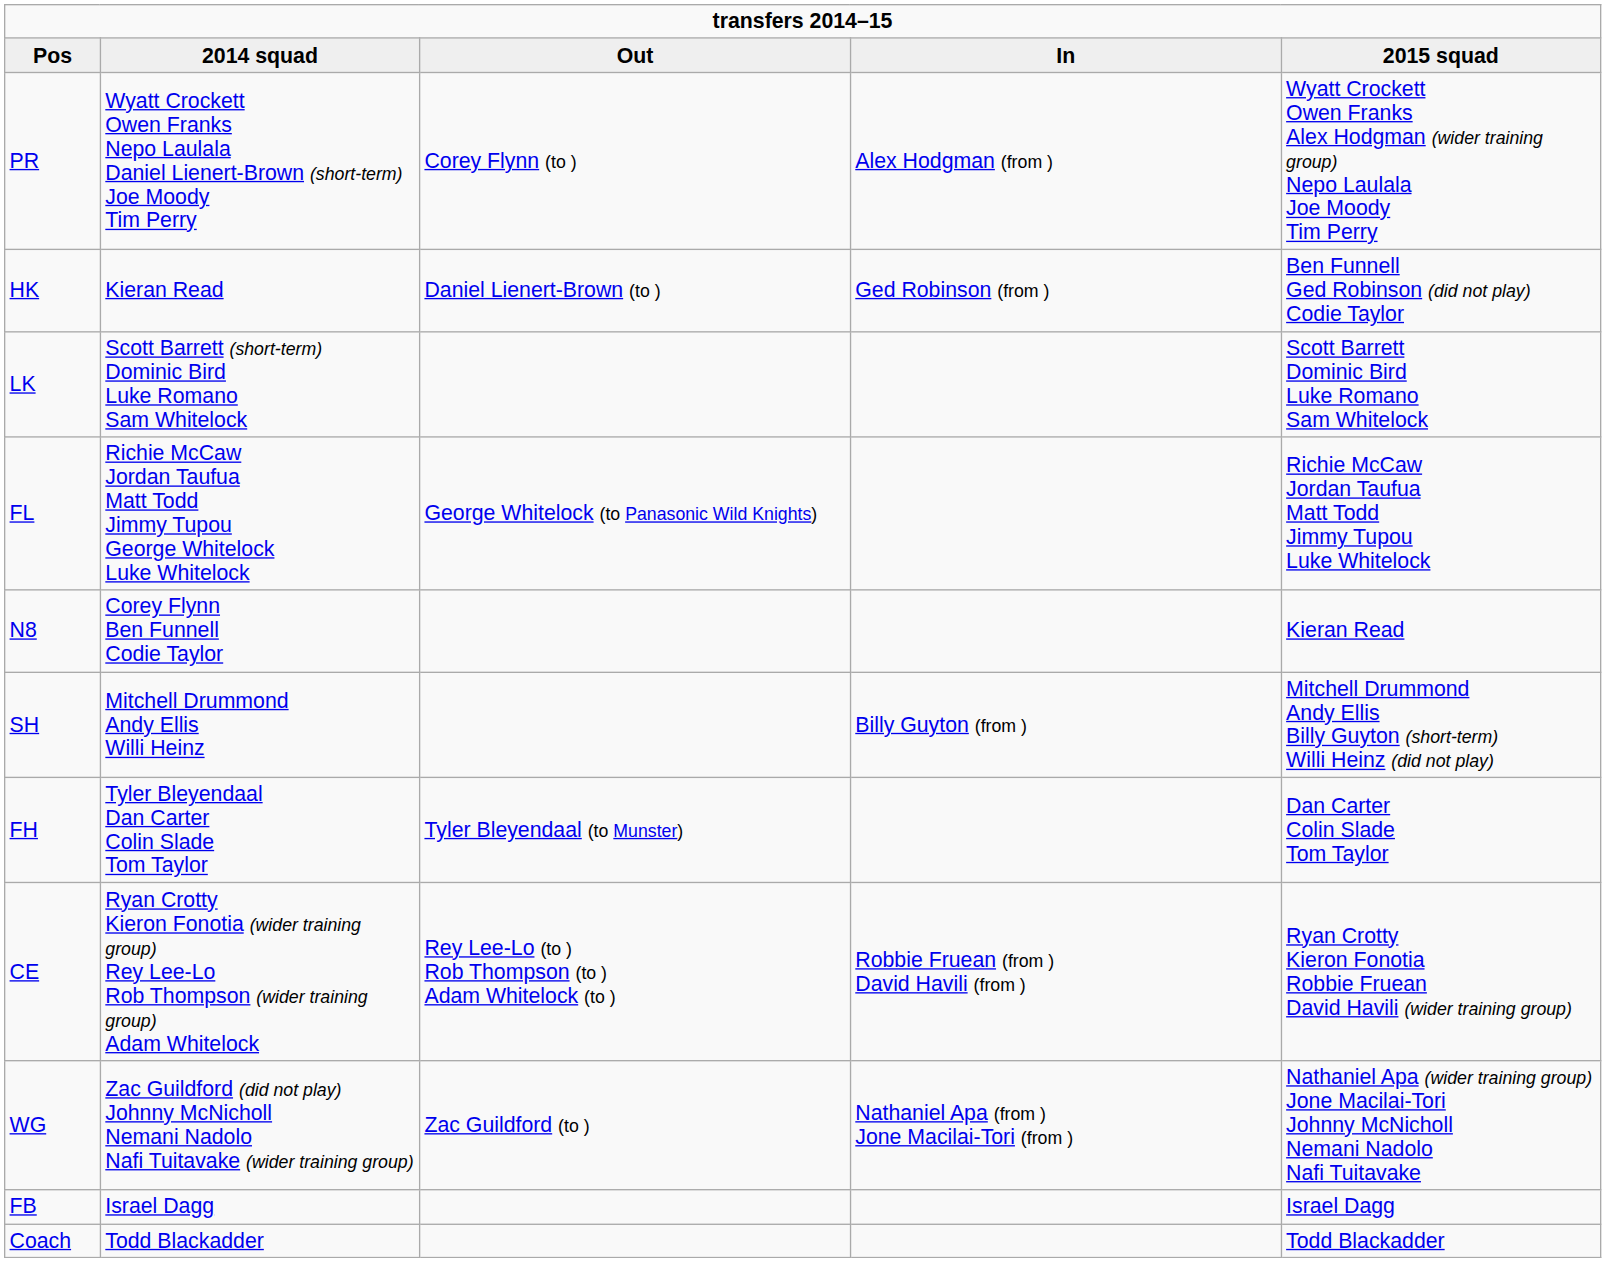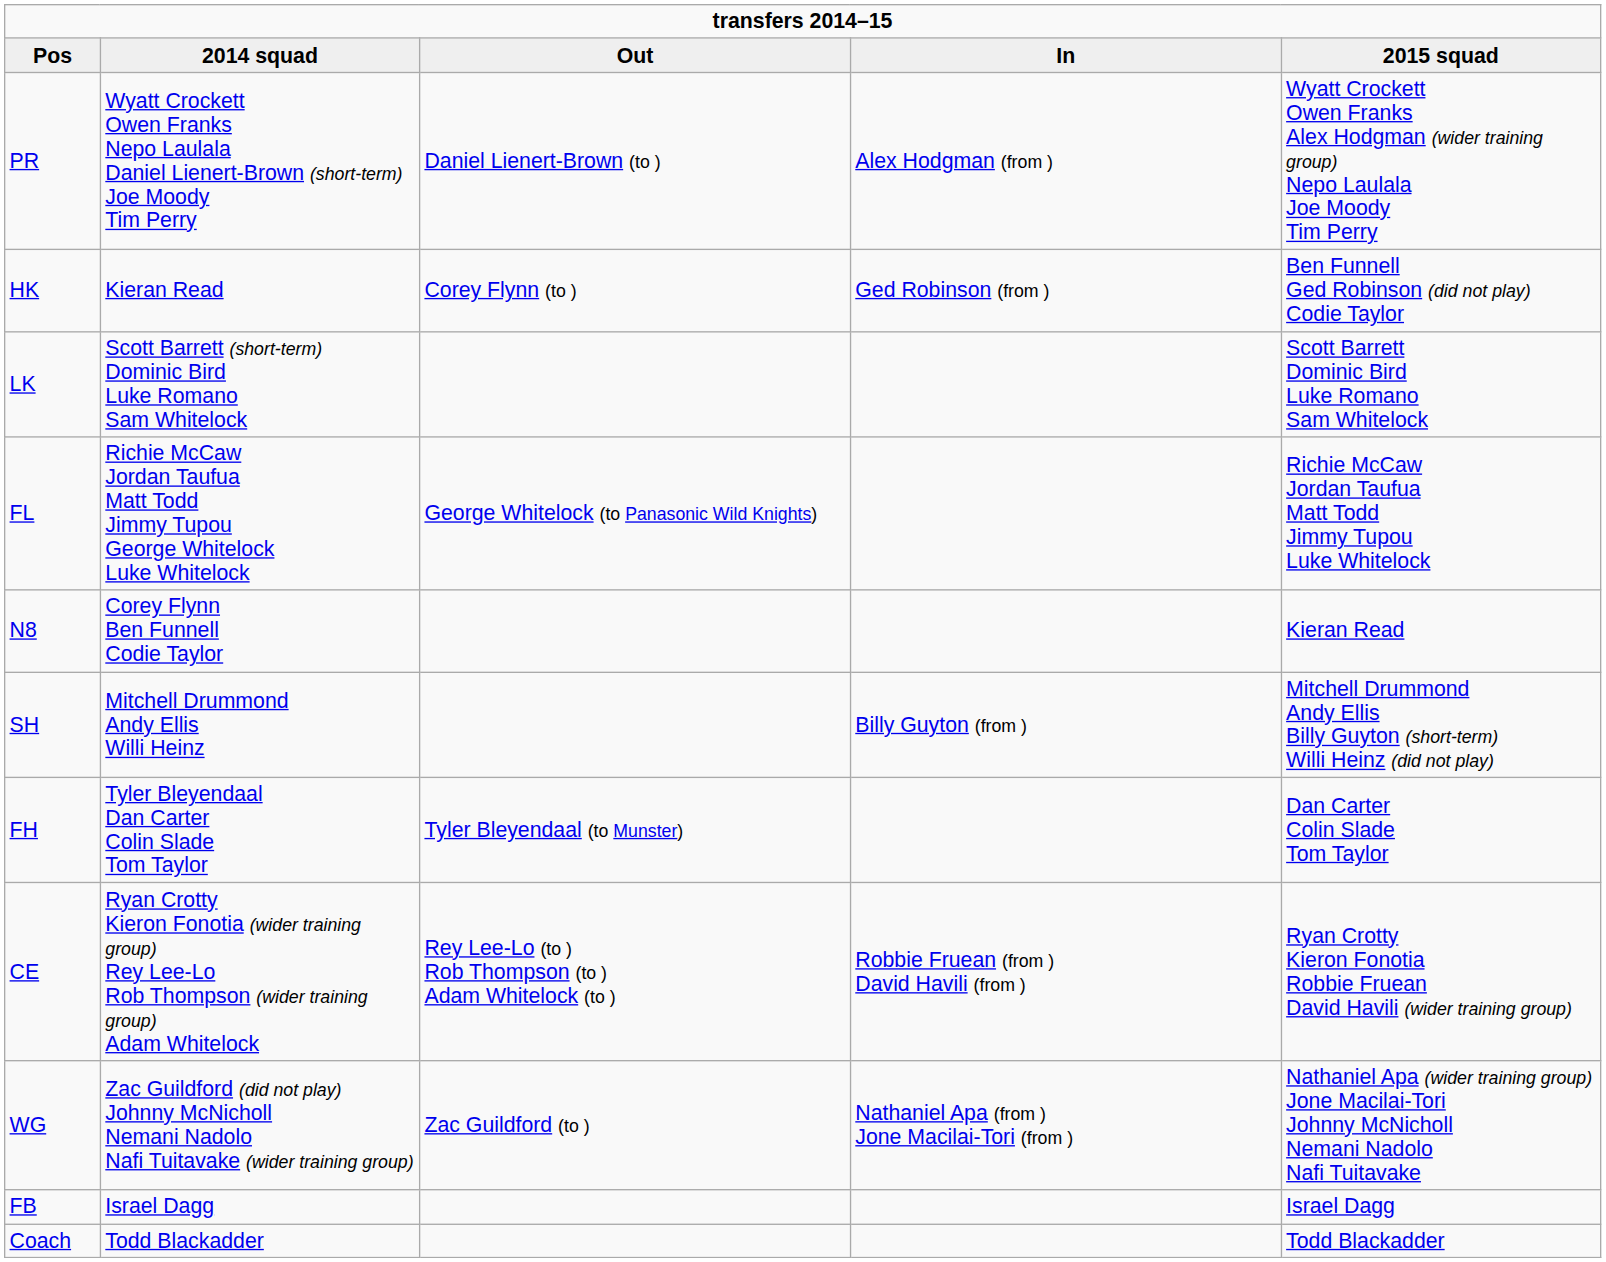(501, 160) Corey Flynn (to ) -> (543, 160) Daniel Lienert-Brown (to )
(543, 290) Daniel Lienert-Brown (to ) -> (501, 290) Corey Flynn (to )
